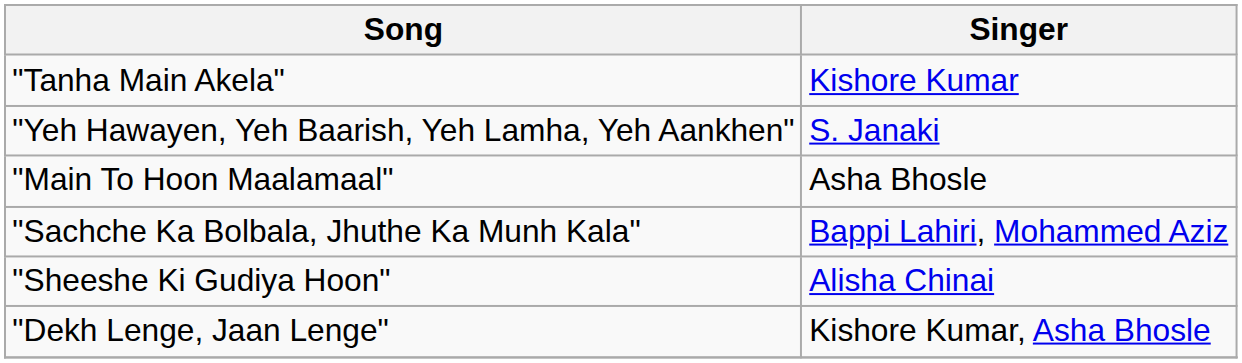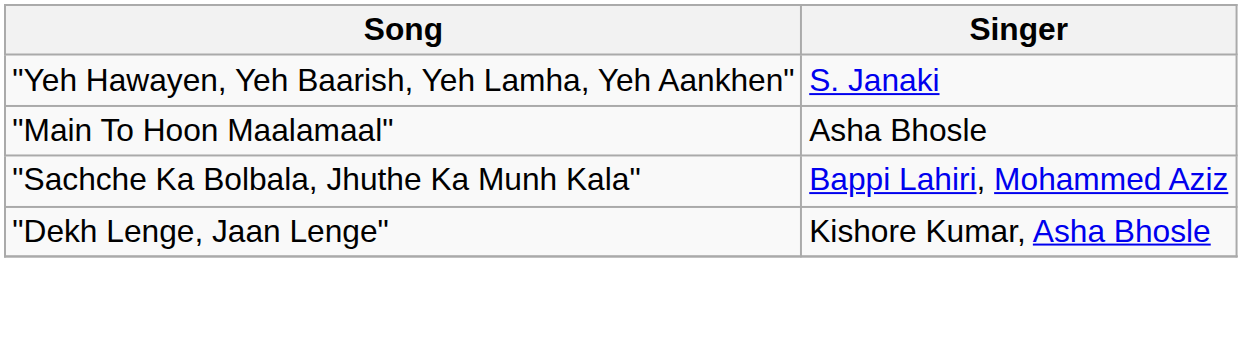- row: (149, 79)
- row: (201, 280)
